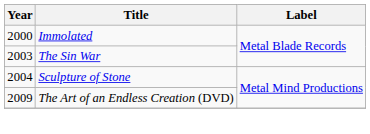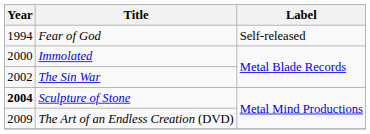+ row: (70, 35)
(20, 56) 2003 -> (20, 77) 2002
(20, 77) normal -> (20, 98) bold
